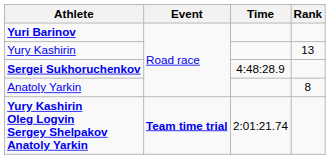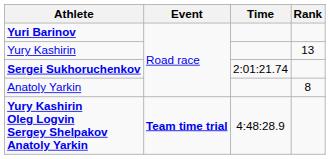(260, 69) 4:48:28.9 -> (260, 69) 2:01:21.74
(260, 126) 2:01:21.74 -> (260, 126) 4:48:28.9
